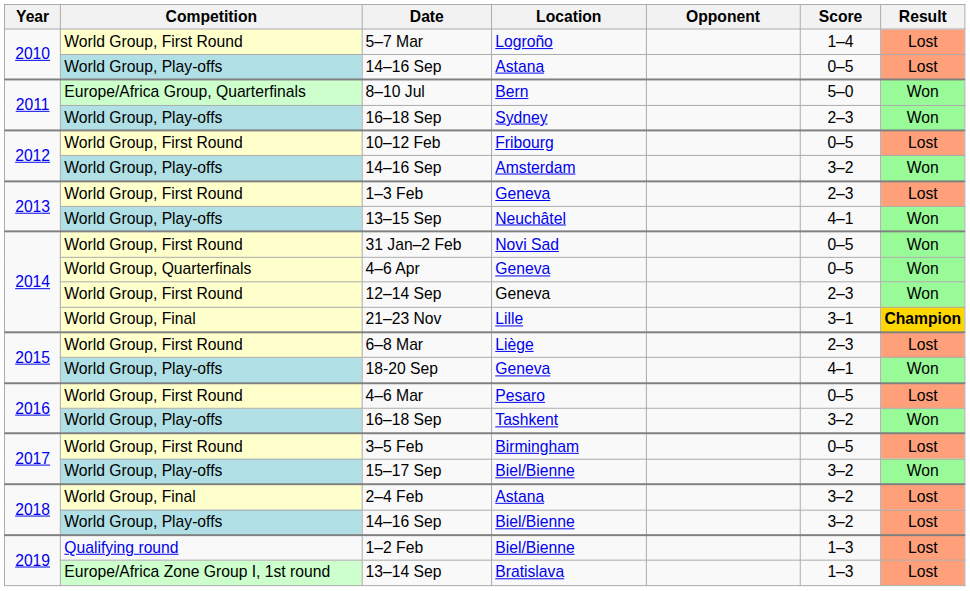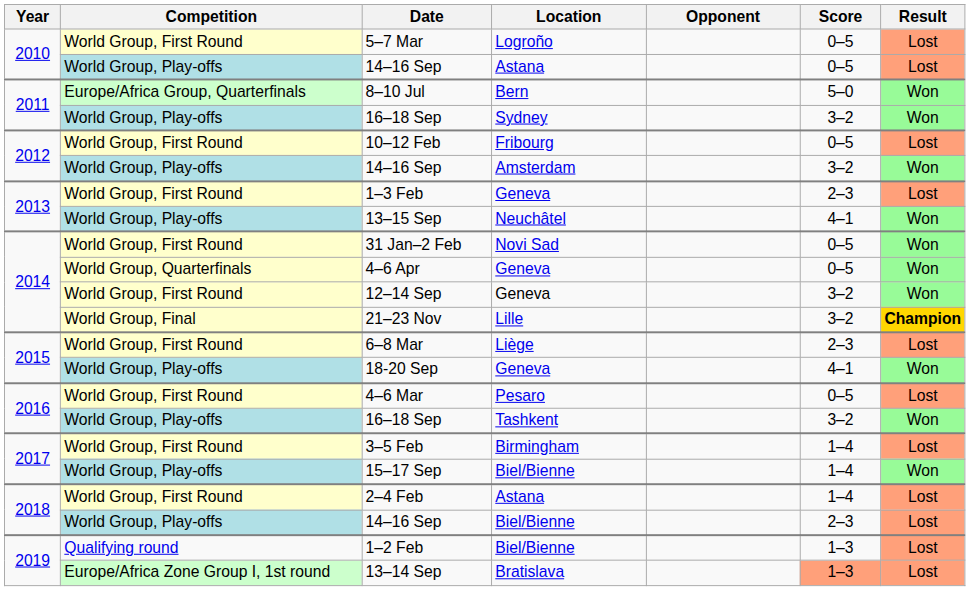(840, 41) 1–4 -> (840, 41) 0–5
(840, 117) 2–3 -> (840, 117) 3–2
(840, 294) 2–3 -> (840, 294) 3–2
(840, 319) 3–1 -> (840, 319) 3–2
(840, 446) 0–5 -> (840, 446) 1–4
(840, 471) 3–2 -> (840, 471) 1–4
(130, 497) World Group, Final -> (154, 497) World Group, First Round
(840, 497) 3–2 -> (840, 497) 1–4
(840, 522) 3–2 -> (840, 522) 2–3
(840, 572) no background -> (840, 572) lightsalmon background
